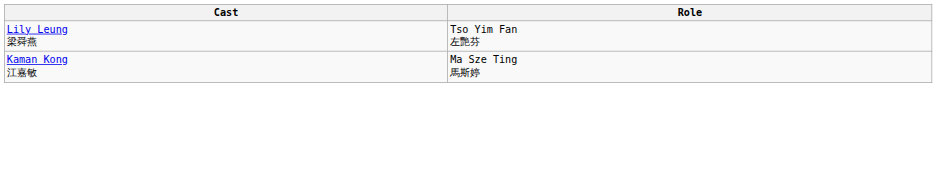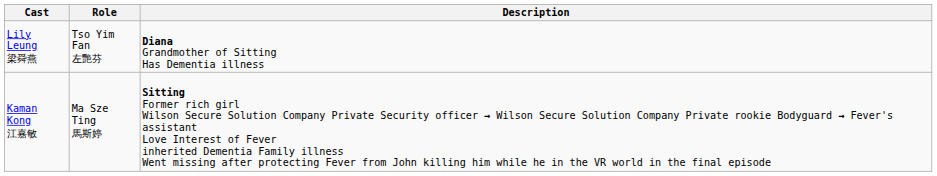+ column: (536, 13)
